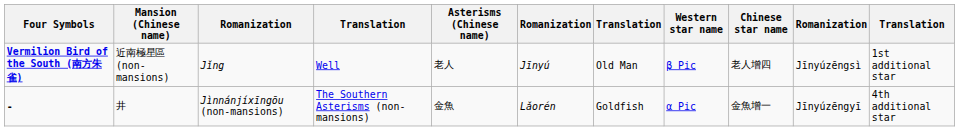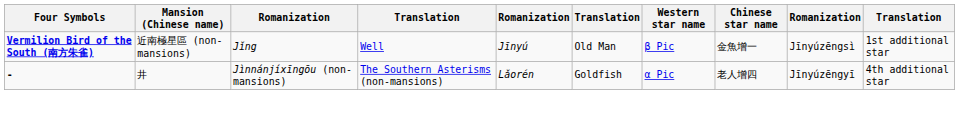- column: (475, 24)
(751, 65) 老人增四 -> (737, 46) 金魚增一
(751, 106) 金魚增一 -> (737, 75) 老人增四
